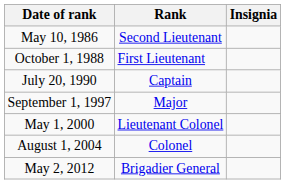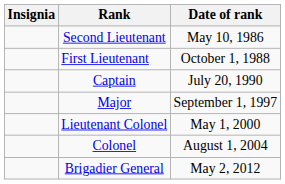columns swapped: (253, 15) <-> (59, 15)
